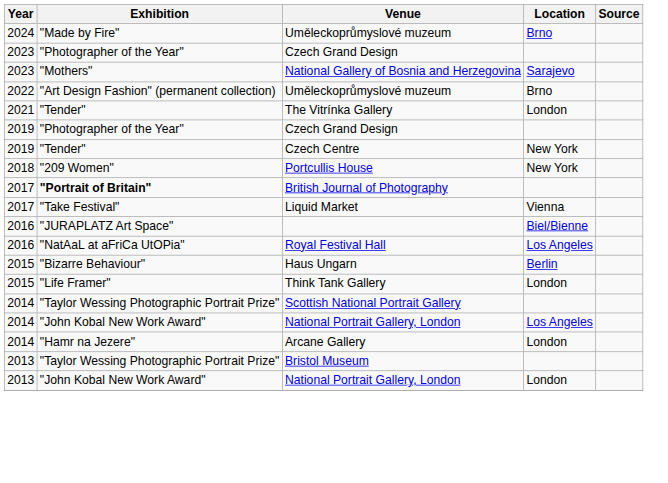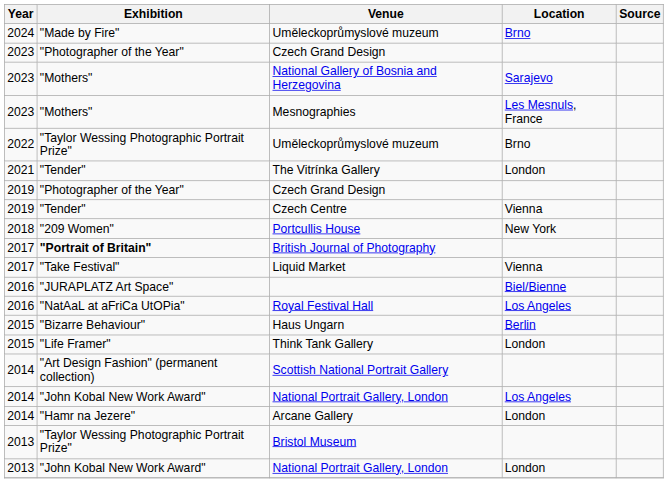+ row: (21, 111)
(158, 91) "Art Design Fashion" (permanent collection) -> (142, 144) "Taylor Wessing Photographic Portrait Prize"
(552, 149) New York -> (524, 209) Vienna
(160, 303) "Taylor Wessing Photographic Portrait Prize" -> (129, 370) "Art Design Fashion" (permanent collection)
